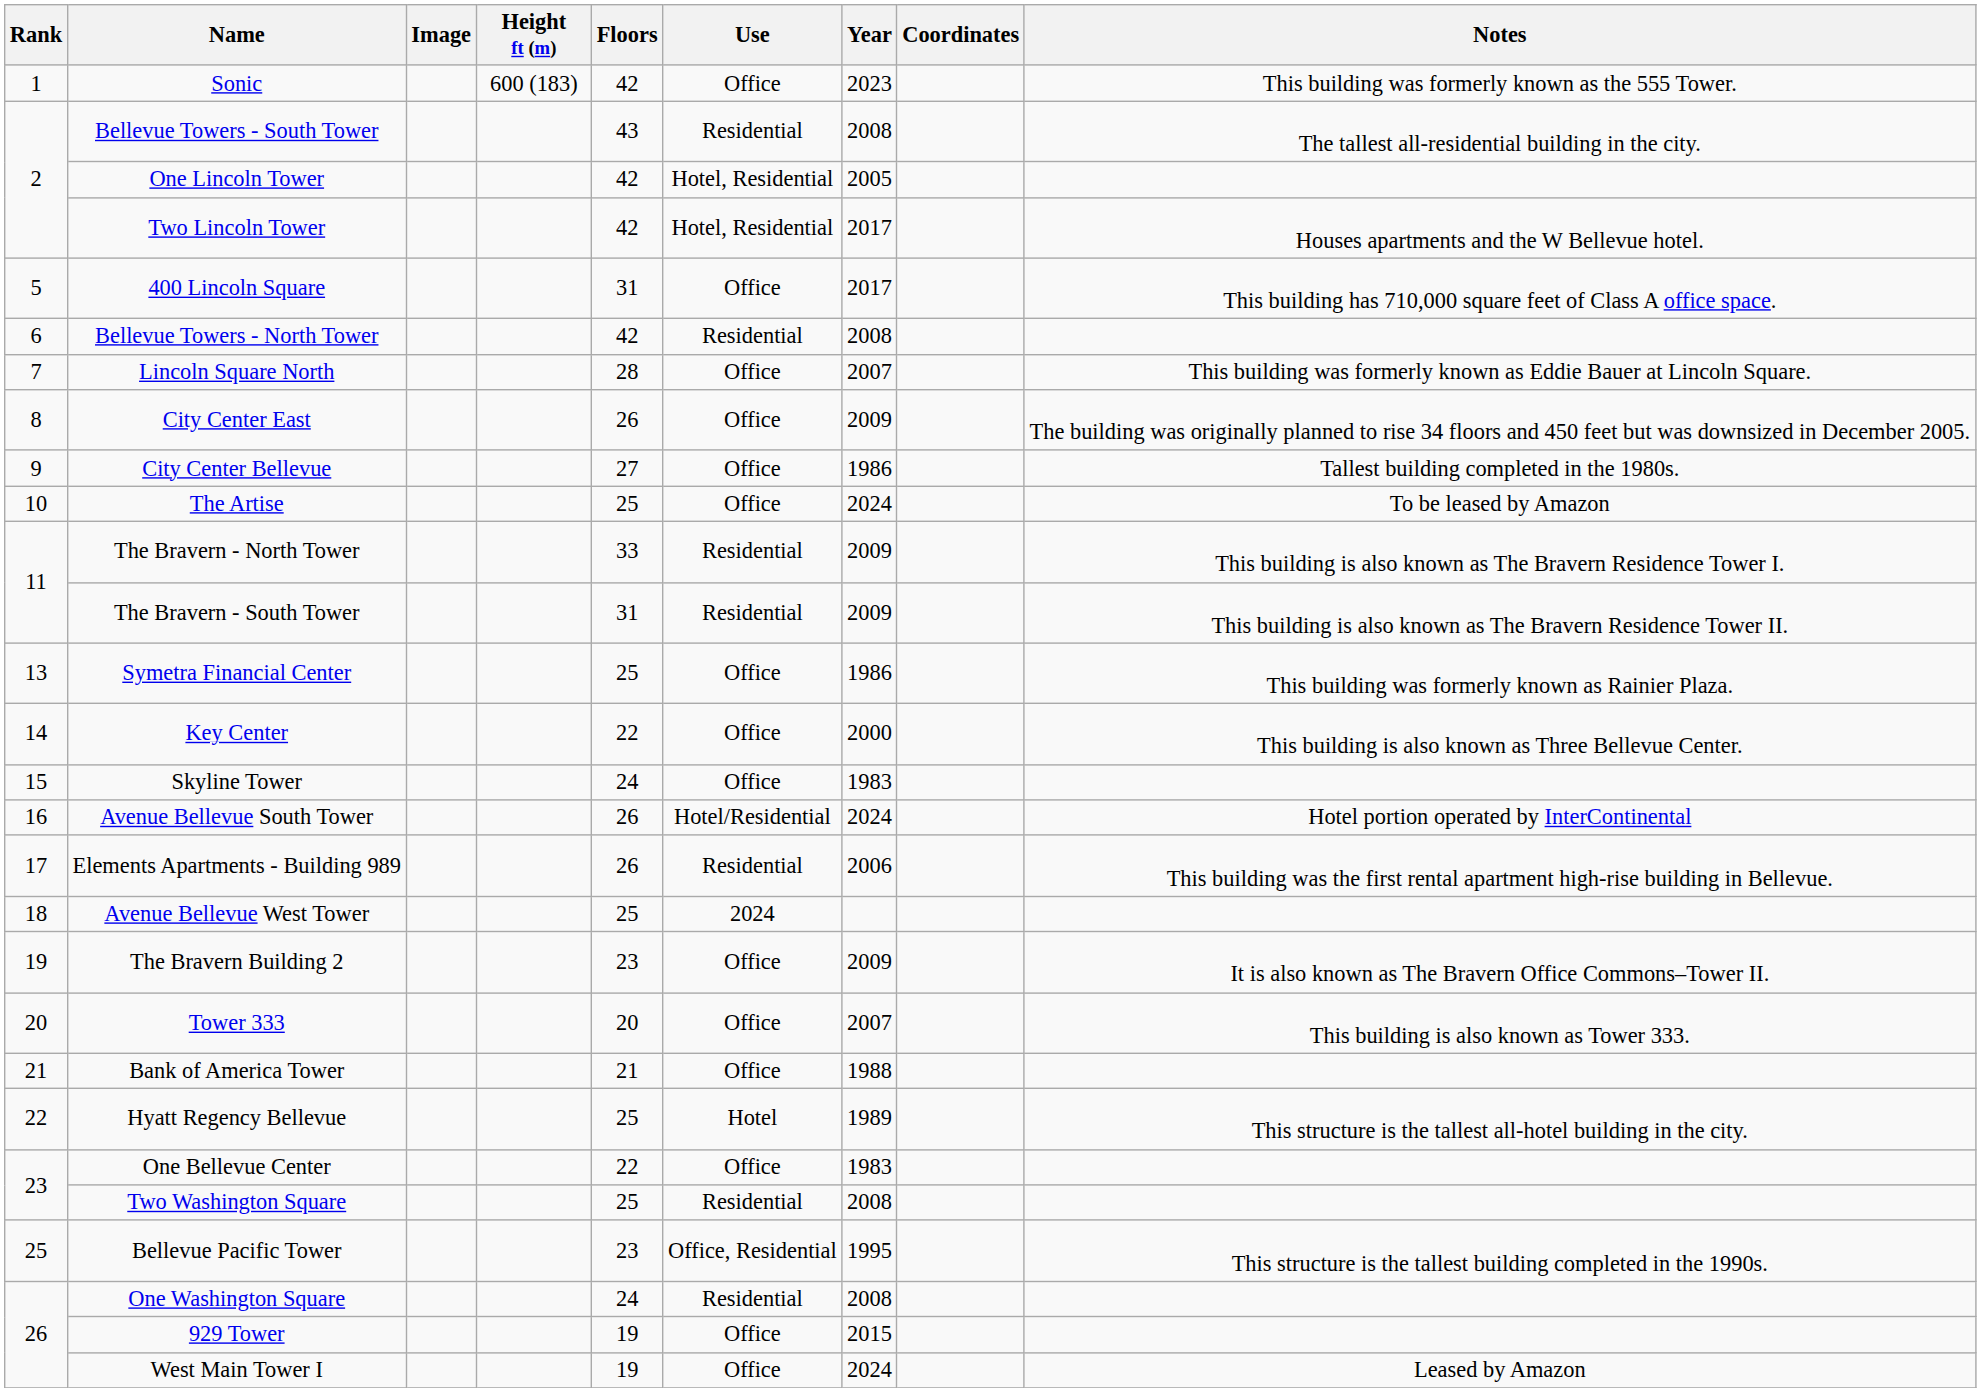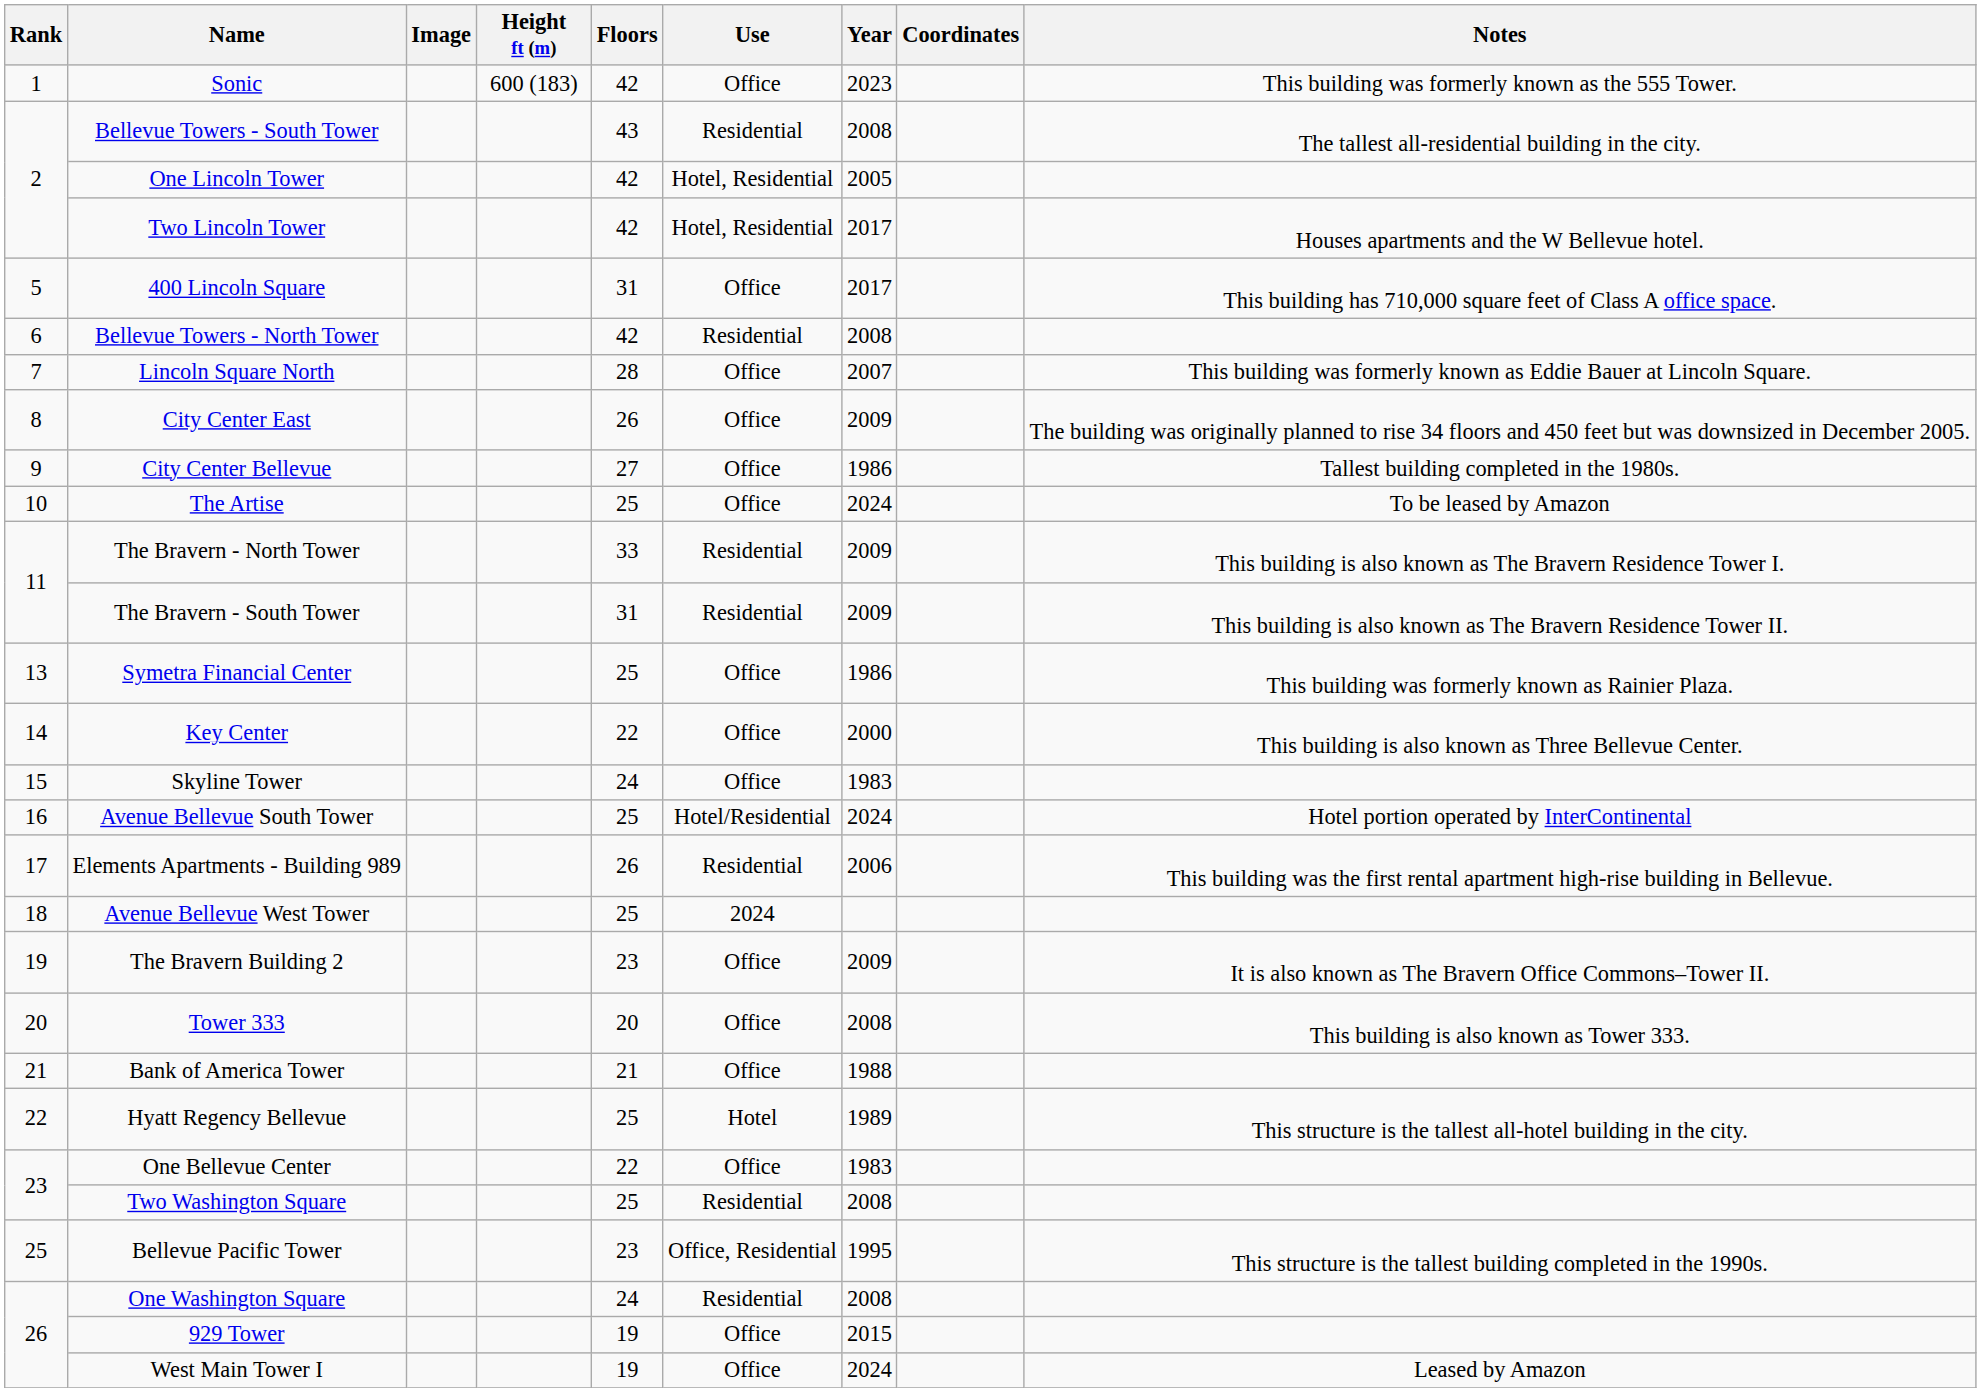(627, 817) 26 -> (627, 817) 25
(869, 1022) 2007 -> (869, 1022) 2008
